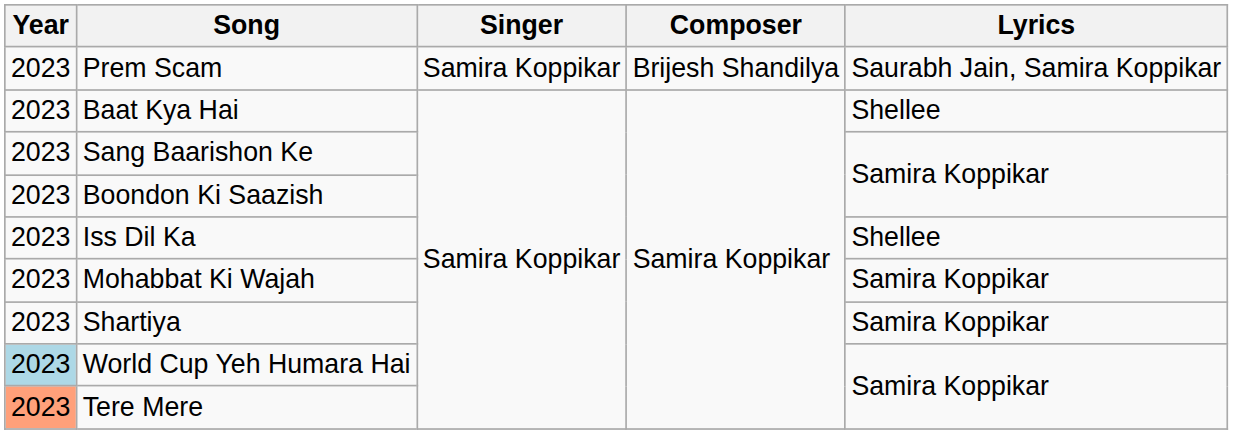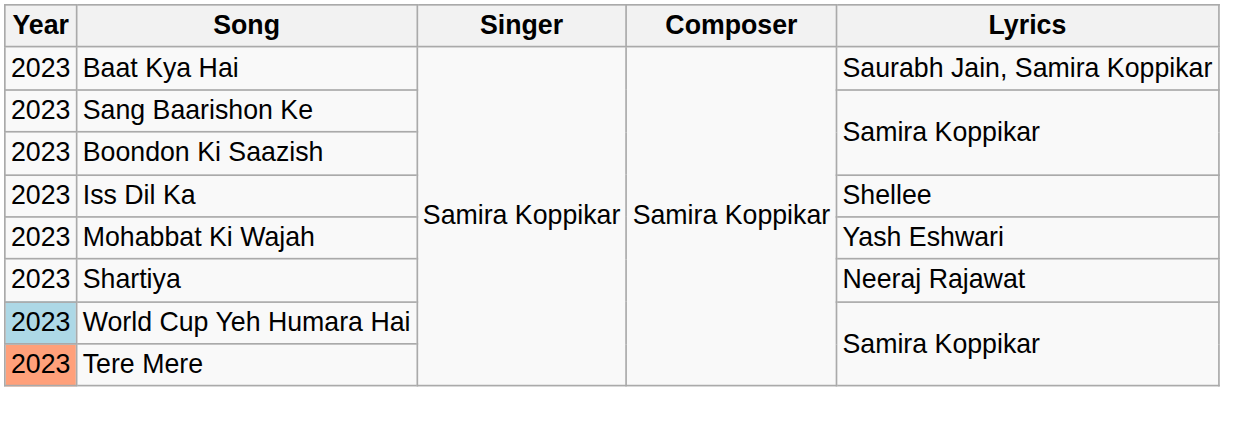- row: (153, 68)
(896, 110) Shellee -> (1027, 68) Saurabh Jain, Samira Koppikar
(950, 279) Samira Koppikar -> (923, 237) Yash Eshwari
(950, 322) Samira Koppikar -> (934, 279) Neeraj Rajawat
